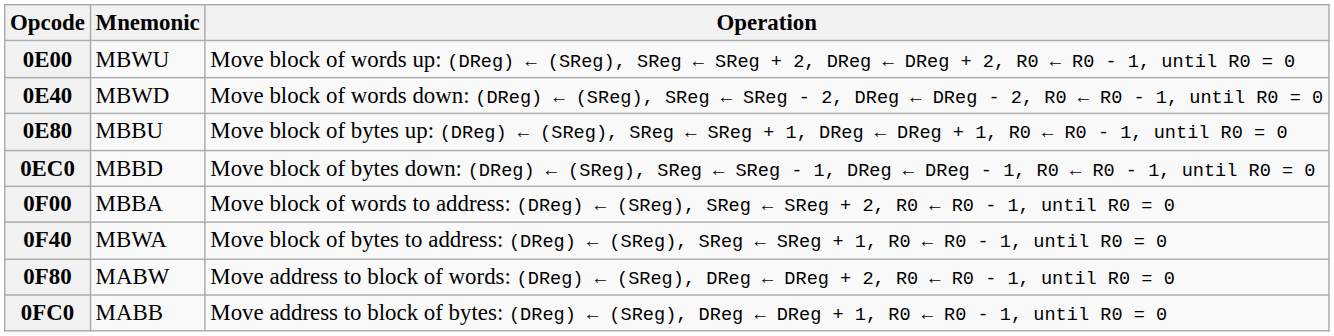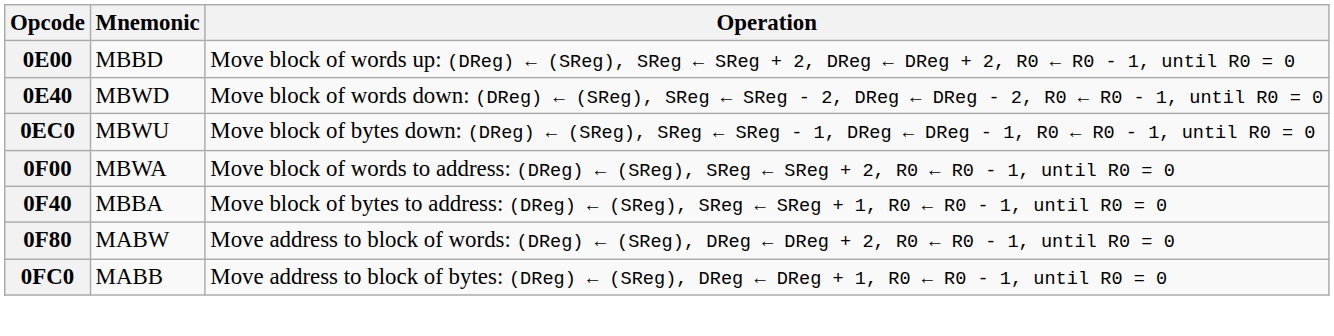(132, 58) MBWU -> (129, 58) MBBD
- row: (47, 131)
(129, 167) MBBD -> (132, 131) MBWU
(129, 204) MBBA -> (131, 167) MBWA
(131, 240) MBWA -> (129, 204) MBBA
